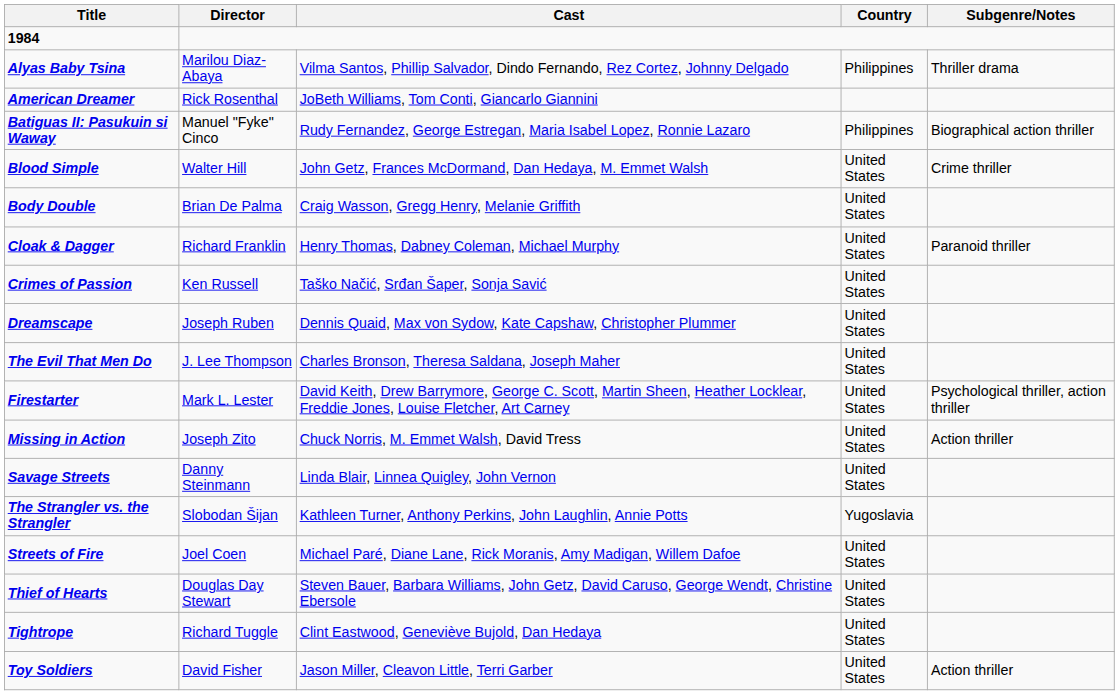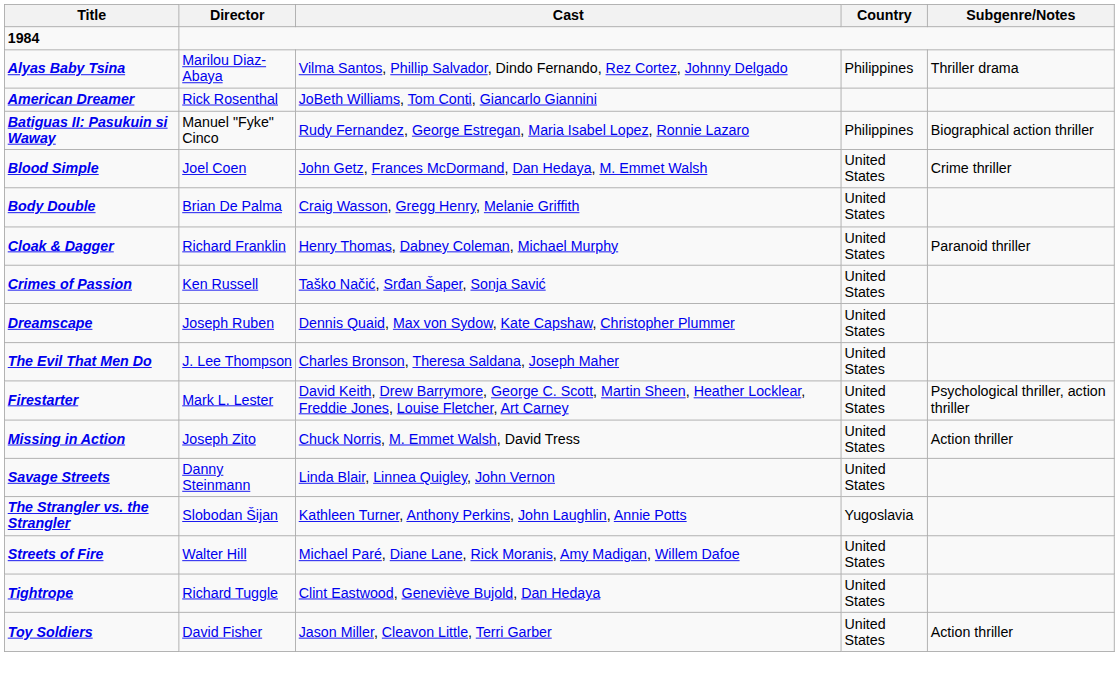(214, 168) Walter Hill -> (214, 168) Joel Coen
(214, 554) Joel Coen -> (214, 554) Walter Hill
- row: (58, 593)
